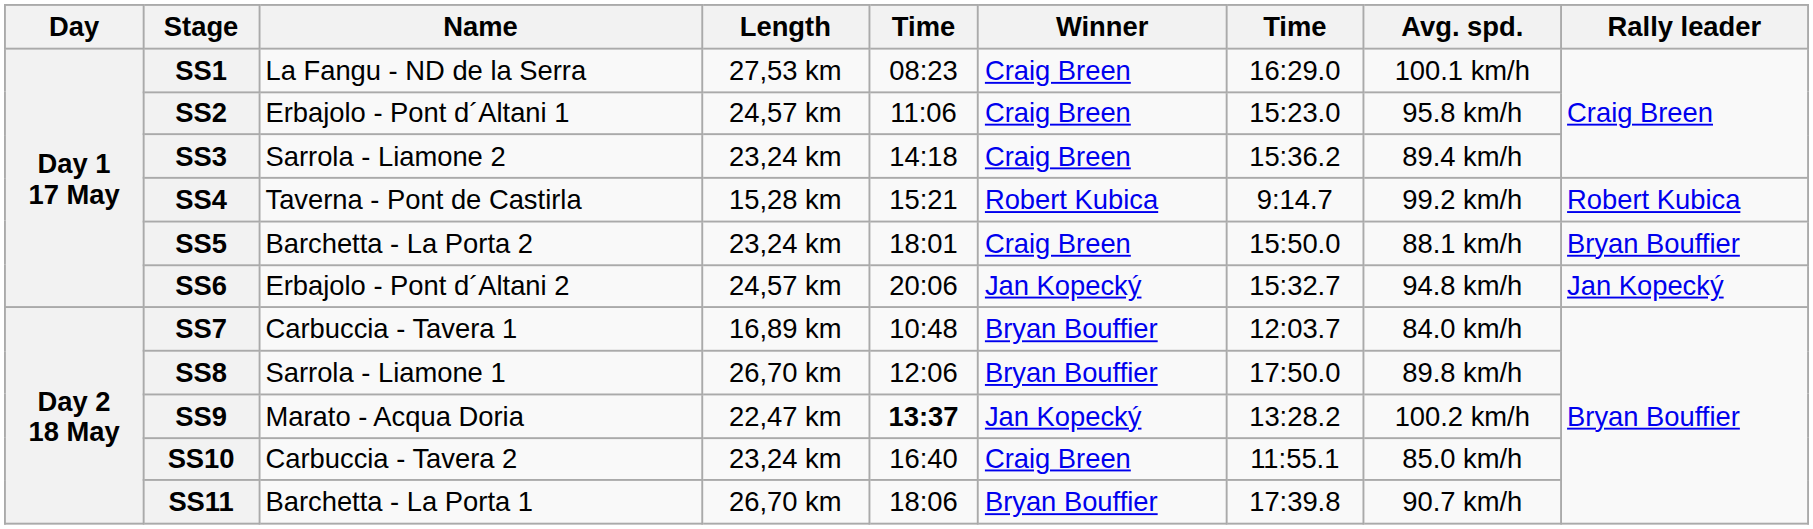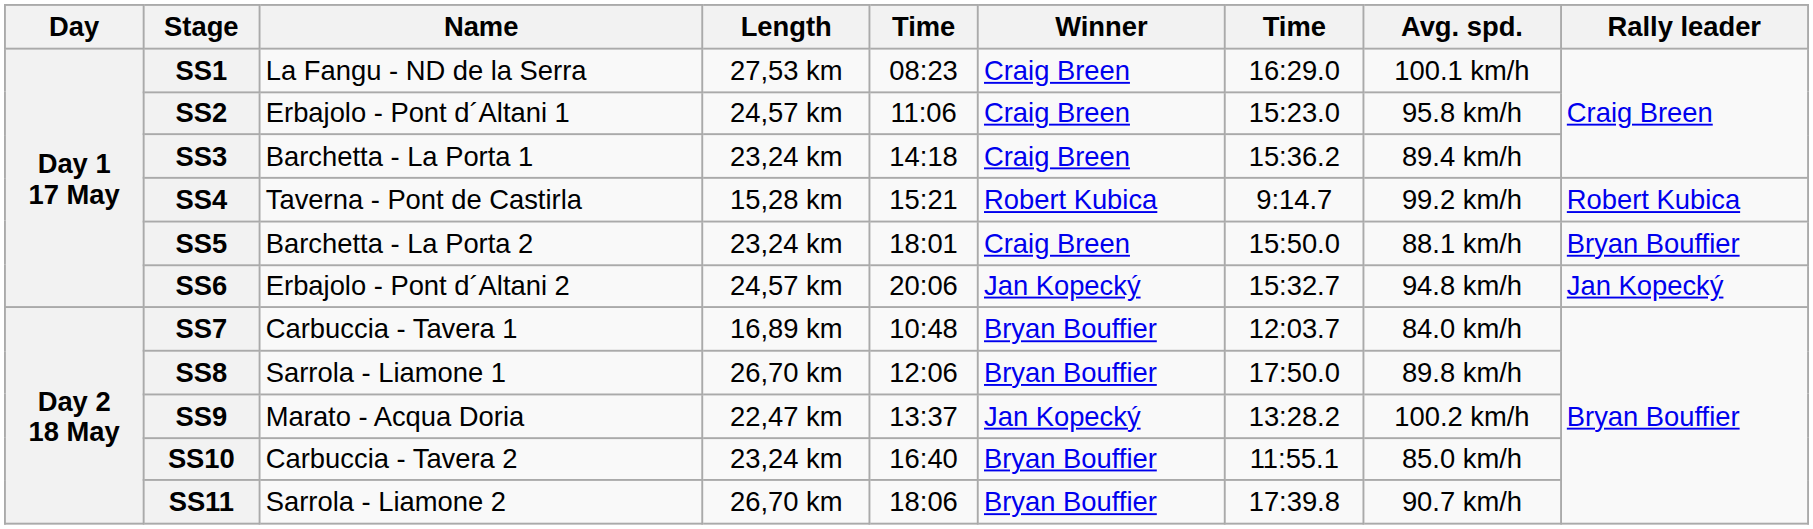(386, 157) Sarrola - Liamone 2 -> (400, 157) Barchetta - La Porta 1
(924, 416) bold -> (924, 416) normal
(1058, 459) Craig Breen -> (1070, 459) Bryan Bouffier
(399, 502) Barchetta - La Porta 1 -> (386, 502) Sarrola - Liamone 2
